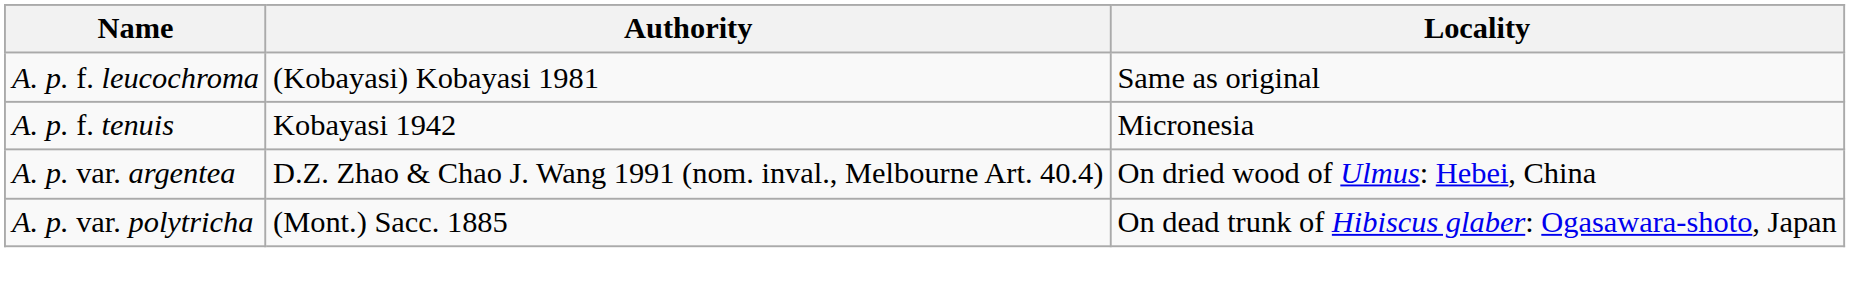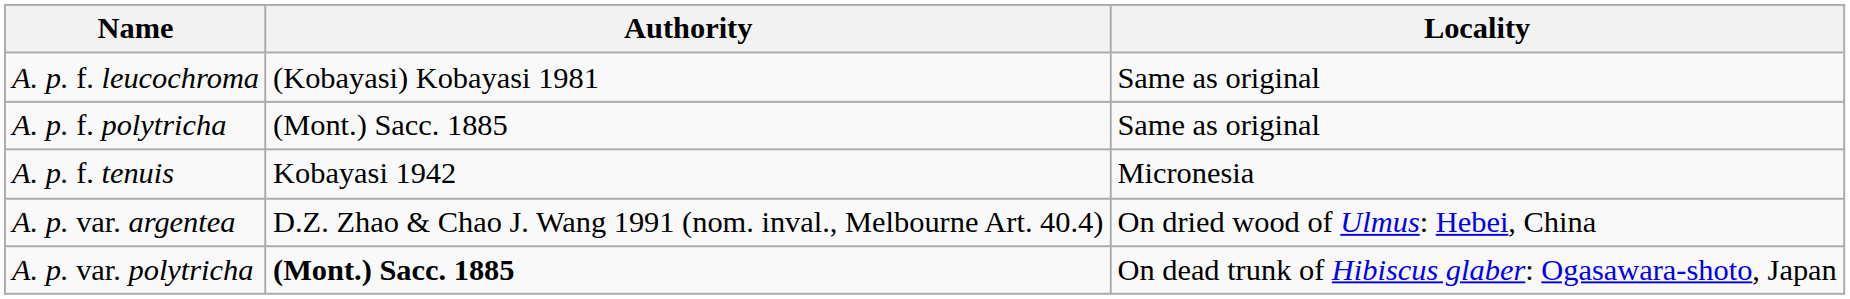+ row: (119, 125)
(390, 221) normal -> (394, 269) bold
